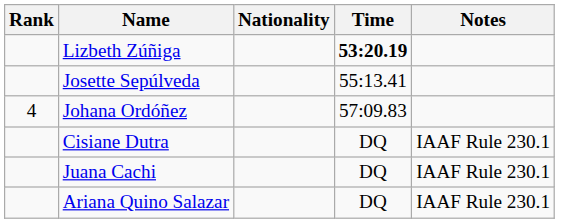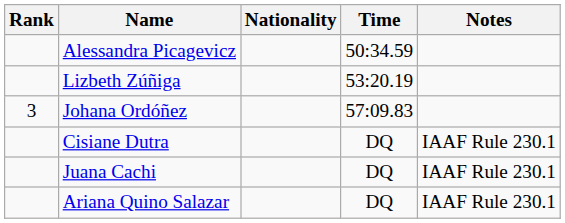+ row: (149, 50)
(373, 50) bold -> (379, 80) normal
- row: (131, 80)
(31, 111) 4 -> (31, 111) 3
